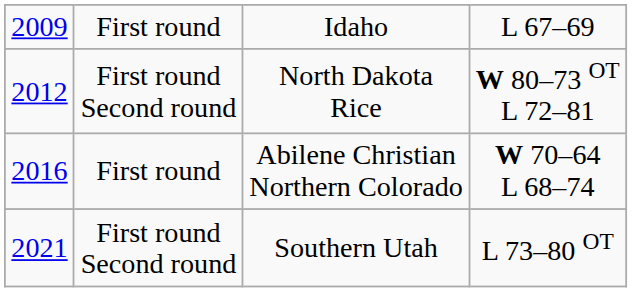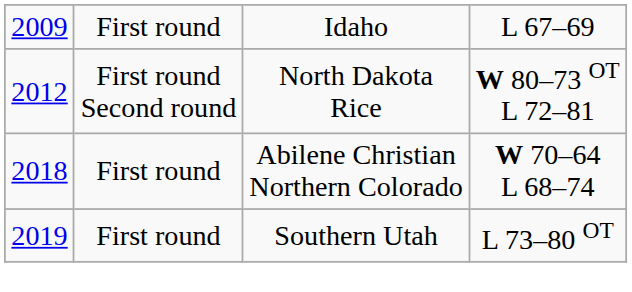(40, 171) 2016 -> (40, 171) 2018
(40, 247) 2021 -> (40, 235) 2019
(158, 247) First round Second round -> (158, 235) First round
